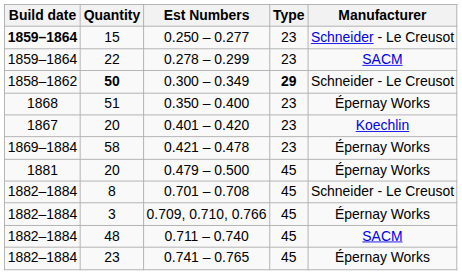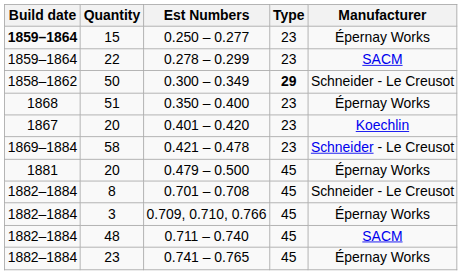(382, 37) Schneider - Le Creusot -> (382, 37) Épernay Works
(112, 81) bold -> (112, 81) normal
(382, 147) Épernay Works -> (382, 147) Schneider - Le Creusot
